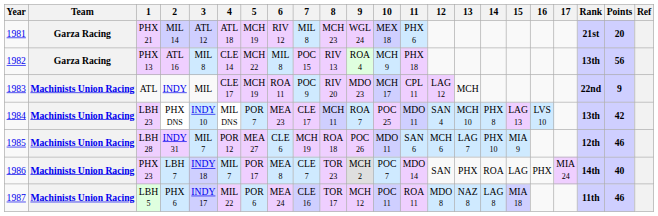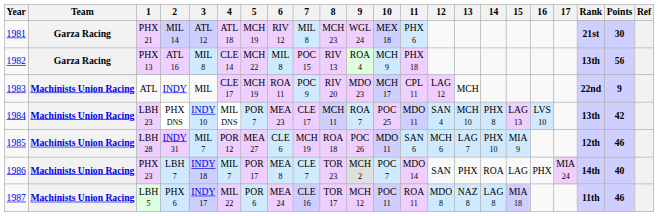(619, 34) 20 -> (619, 34) 30
